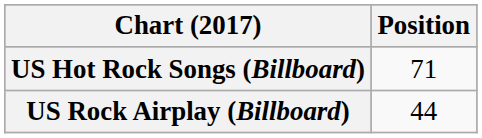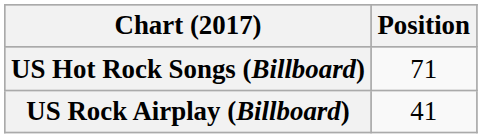(424, 111) 44 -> (424, 111) 41
